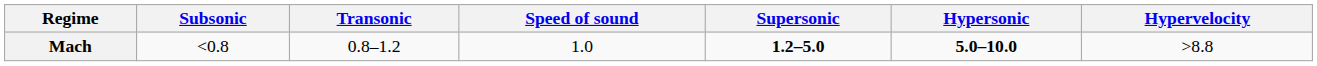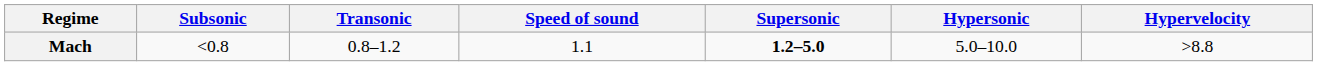(582, 46) 1.0 -> (582, 46) 1.1
(986, 46) bold -> (986, 46) normal
